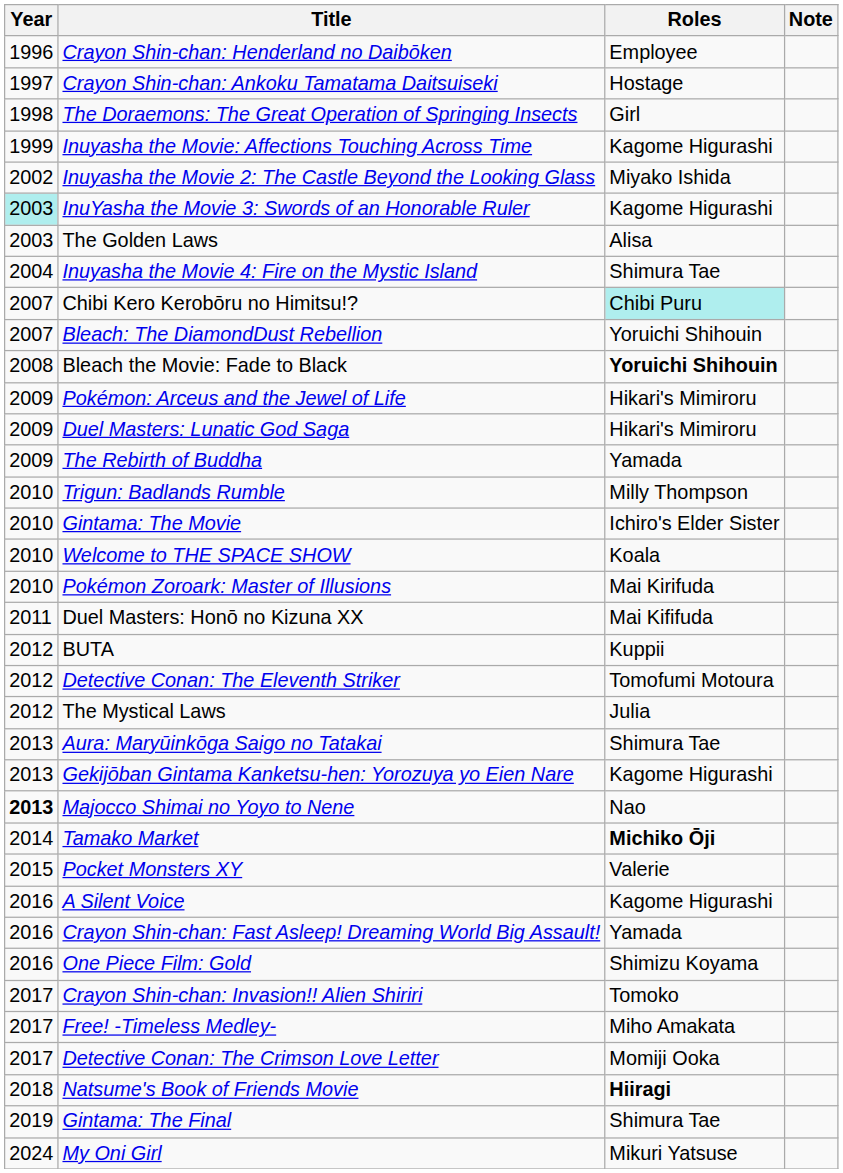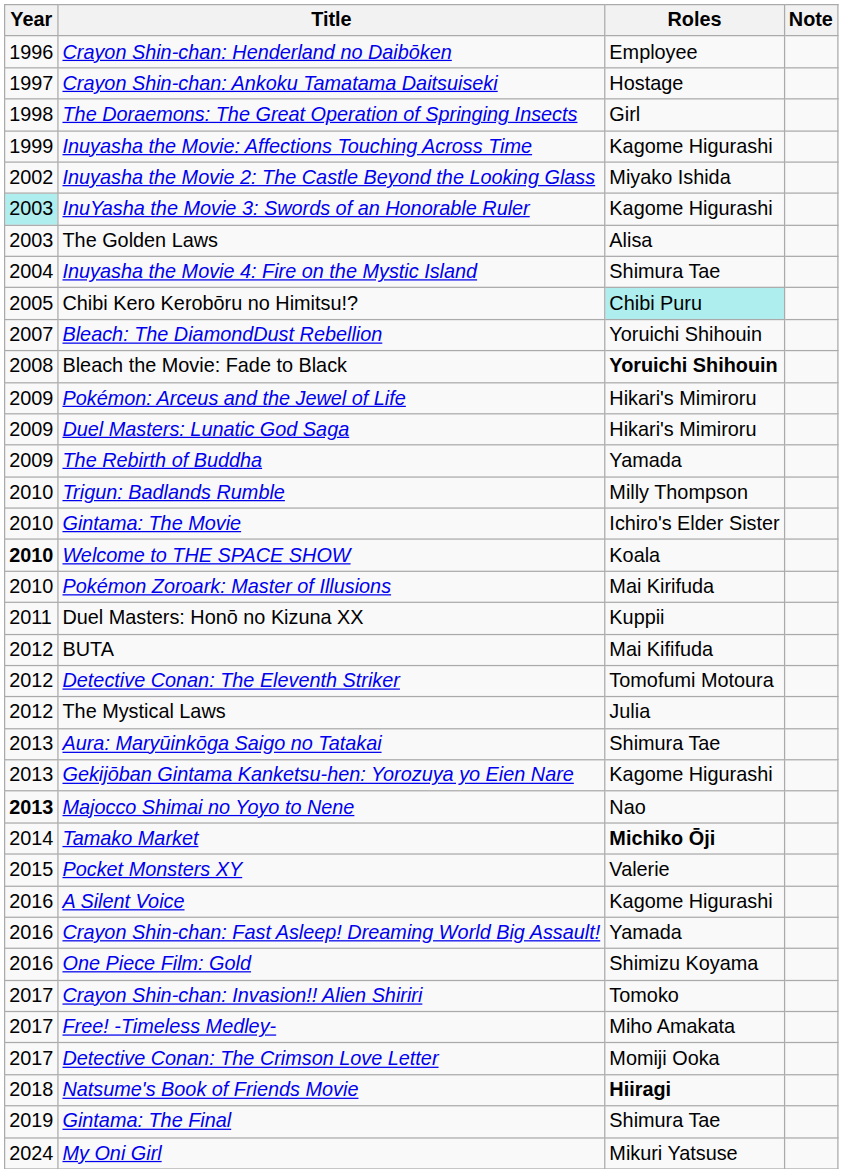(31, 303) 2007 -> (31, 303) 2005
(31, 555) normal -> (31, 555) bold
(661, 618) Mai Kififuda -> (637, 618) Kuppii
(637, 649) Kuppii -> (661, 649) Mai Kififuda
